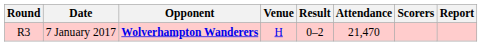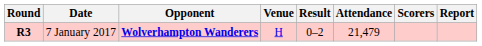(24, 31) normal -> (24, 31) bold
(364, 31) 21,470 -> (364, 31) 21,479
